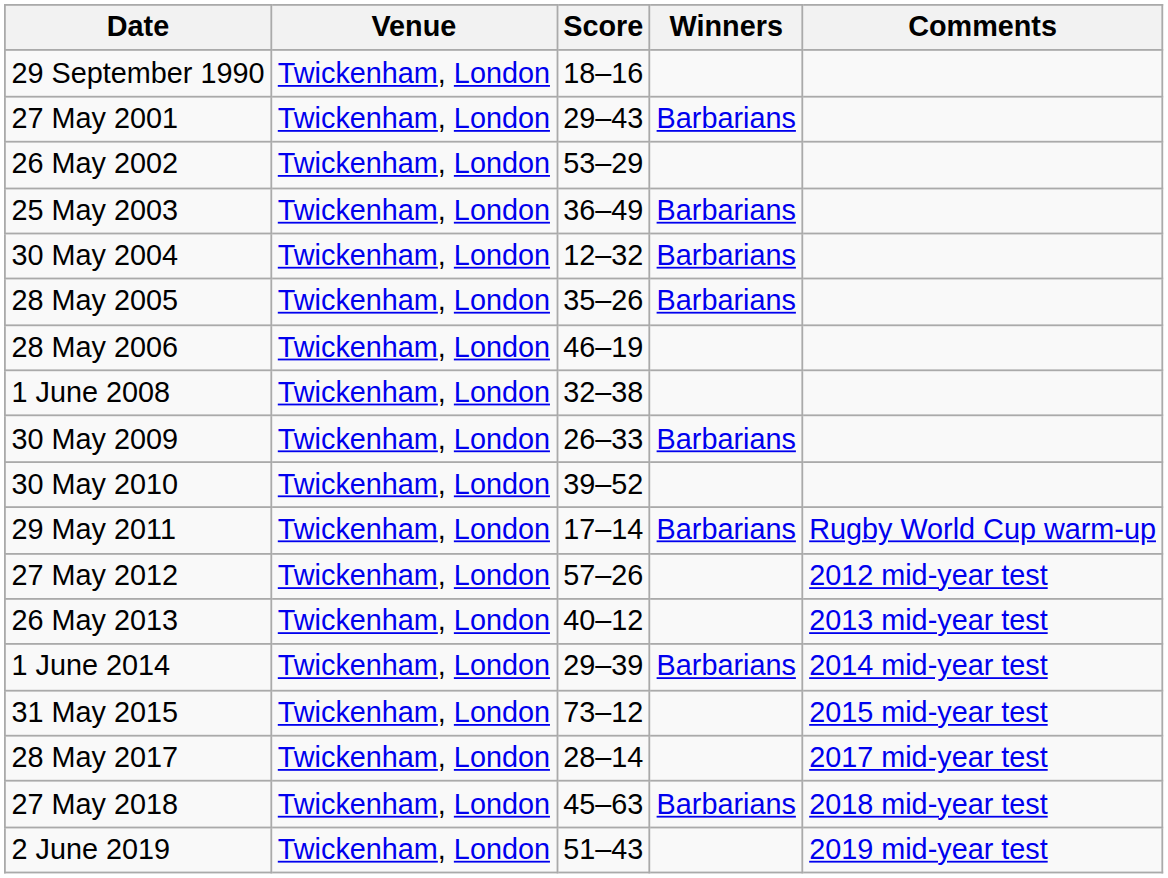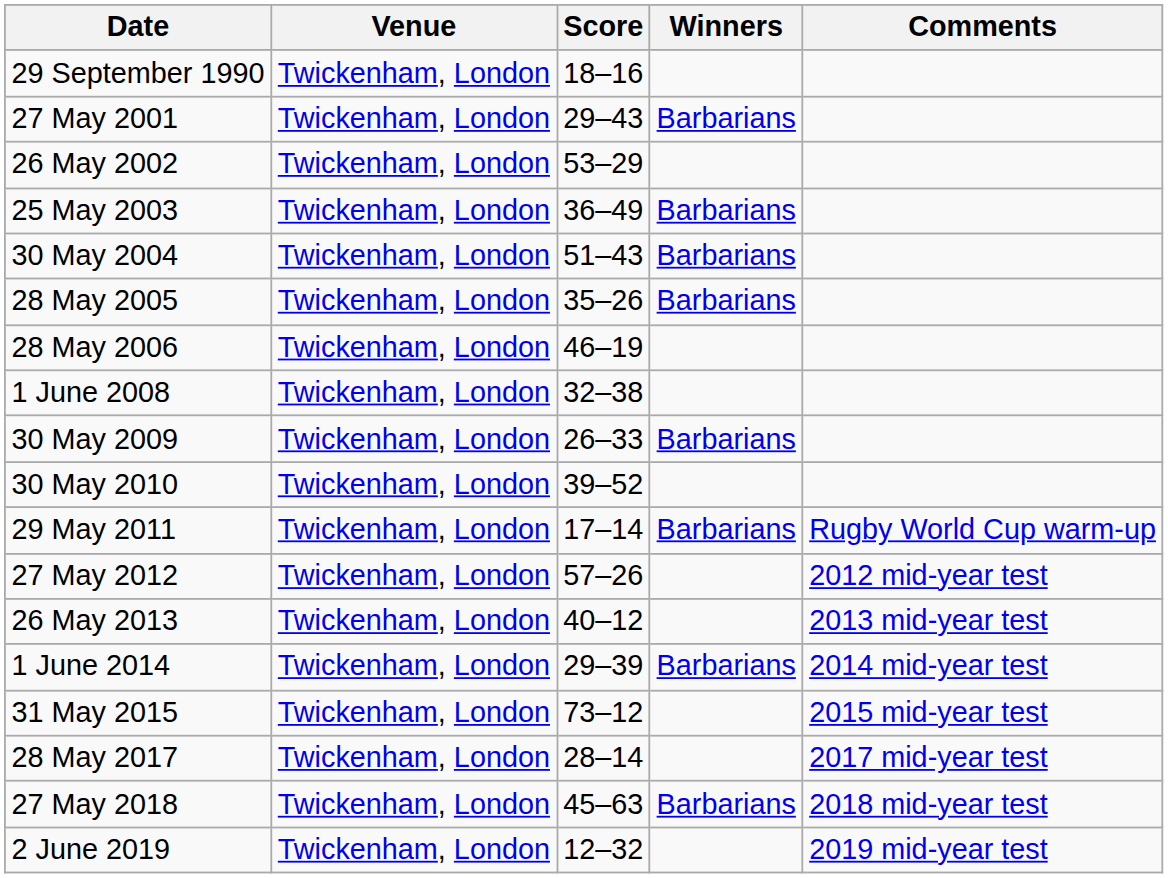(603, 255) 12–32 -> (603, 255) 51–43
(603, 849) 51–43 -> (603, 849) 12–32
